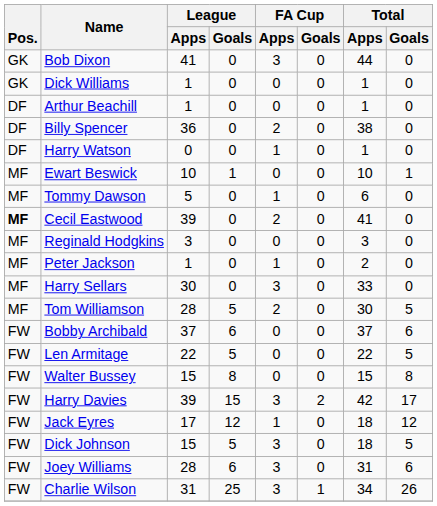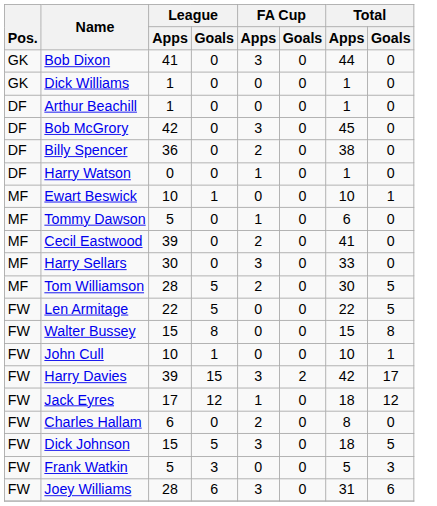+ row: (86, 128)
(18, 219) bold -> (18, 241) normal
- row: (104, 241)
- row: (89, 264)
- row: (96, 331)
+ row: (74, 354)
+ row: (93, 422)
+ row: (86, 467)
- row: (90, 490)
